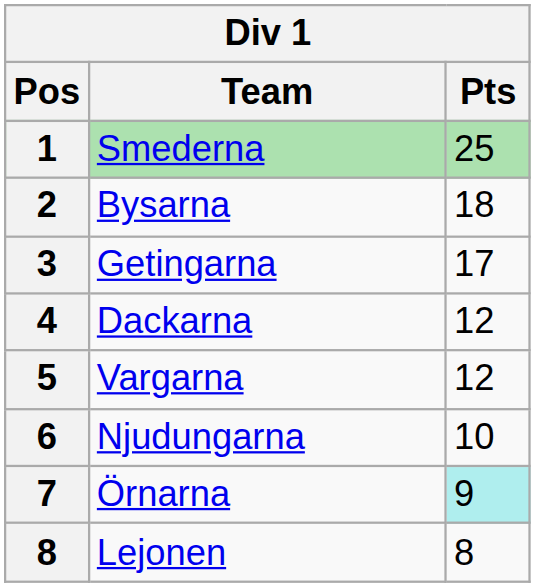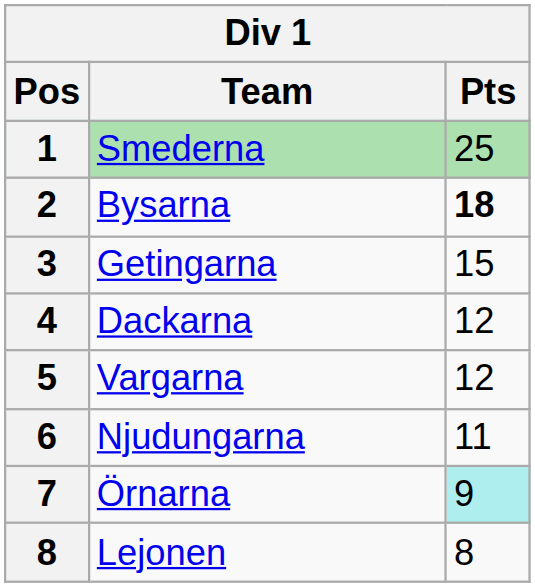(474, 206) normal -> (474, 206) bold
(474, 263) 17 -> (474, 263) 15
(474, 436) 10 -> (473, 436) 11
